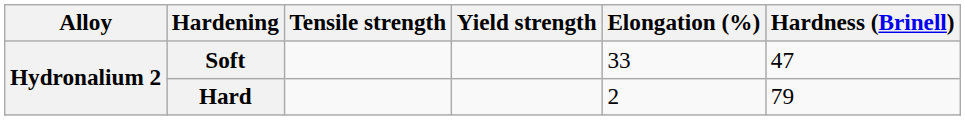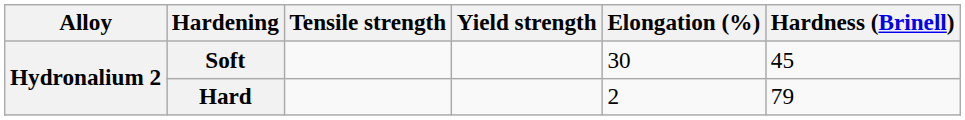(619, 59) 33 -> (619, 59) 30
(782, 59) 47 -> (782, 59) 45
